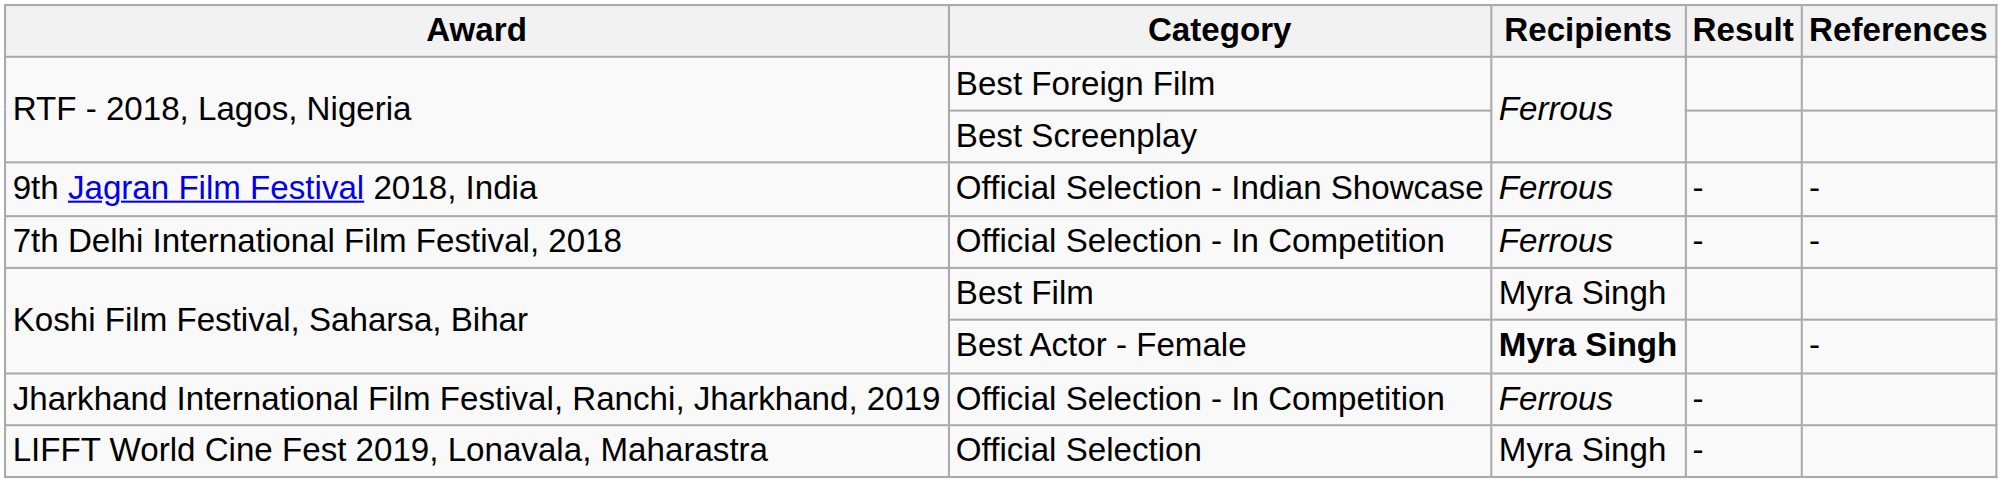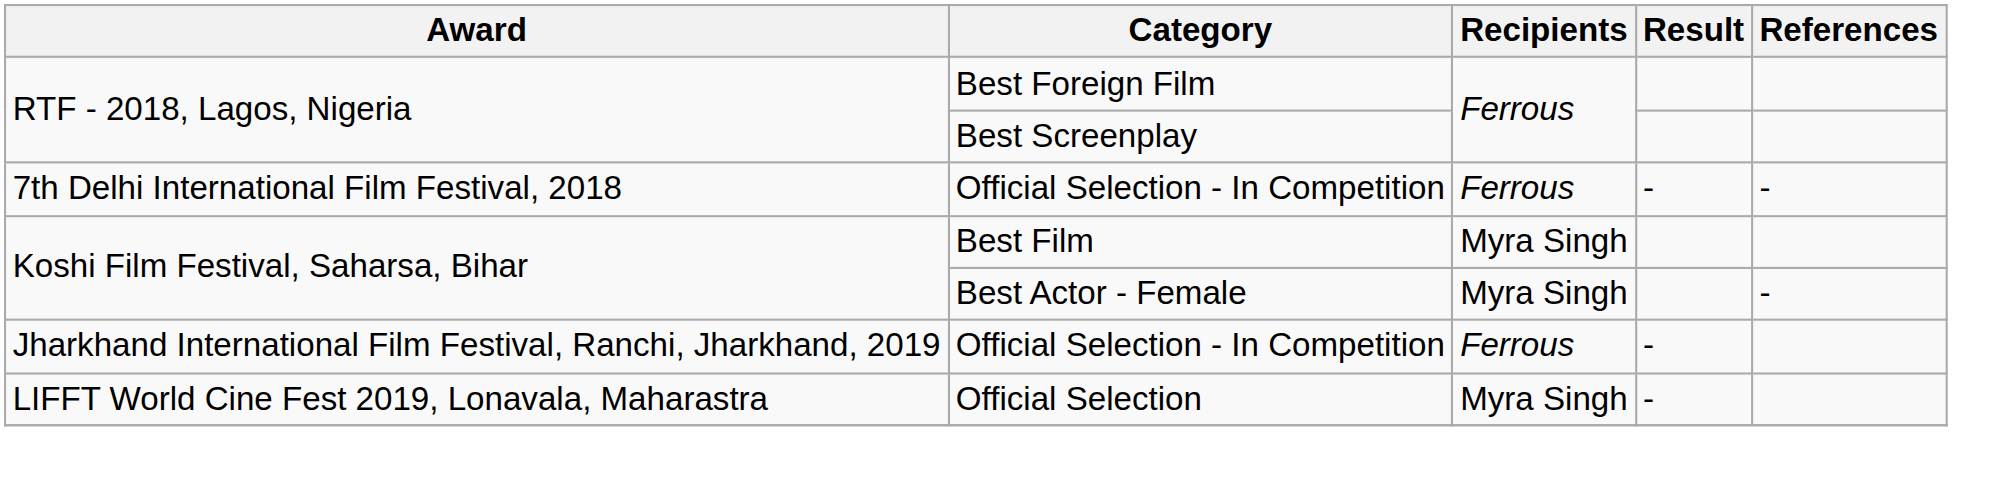- row: (275, 188)
(1588, 345) bold -> (1544, 293) normal
